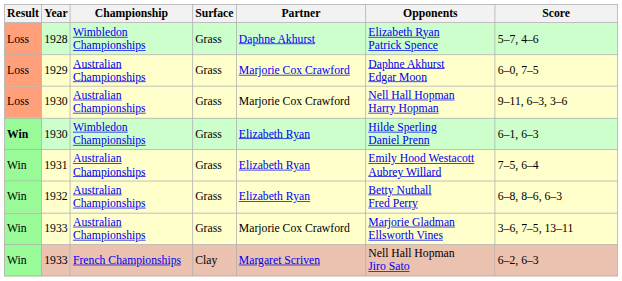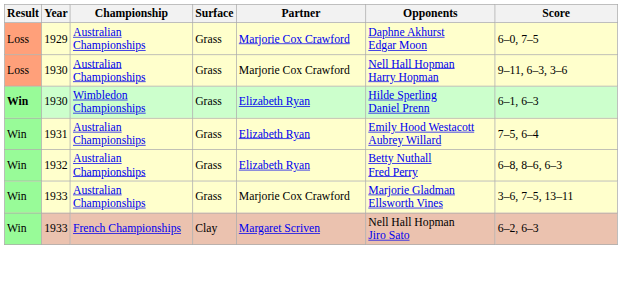- row: (56, 38)
